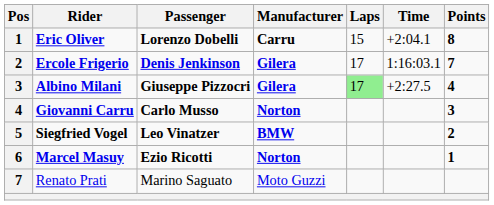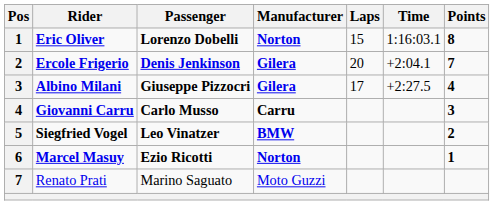(276, 40) Carru -> (279, 40) Norton
(409, 40) +2:04.1 -> (414, 40) 1:16:03.1
(357, 63) 17 -> (357, 63) 20
(414, 63) 1:16:03.1 -> (409, 63) +2:04.1
(357, 87) lightgreen background -> (357, 87) no background
(279, 110) Norton -> (276, 110) Carru
